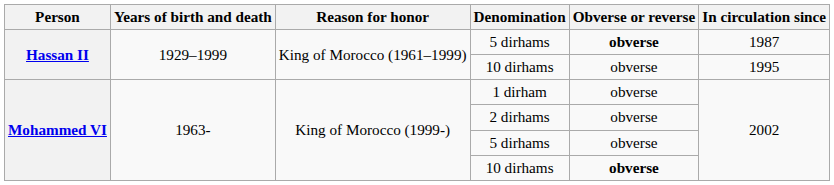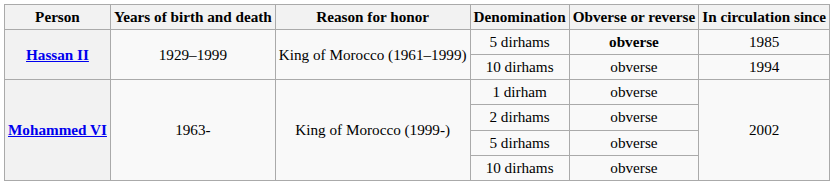(764, 42) 1987 -> (764, 42) 1985
(764, 67) 1995 -> (764, 67) 1994
(634, 167) bold -> (634, 167) normal
